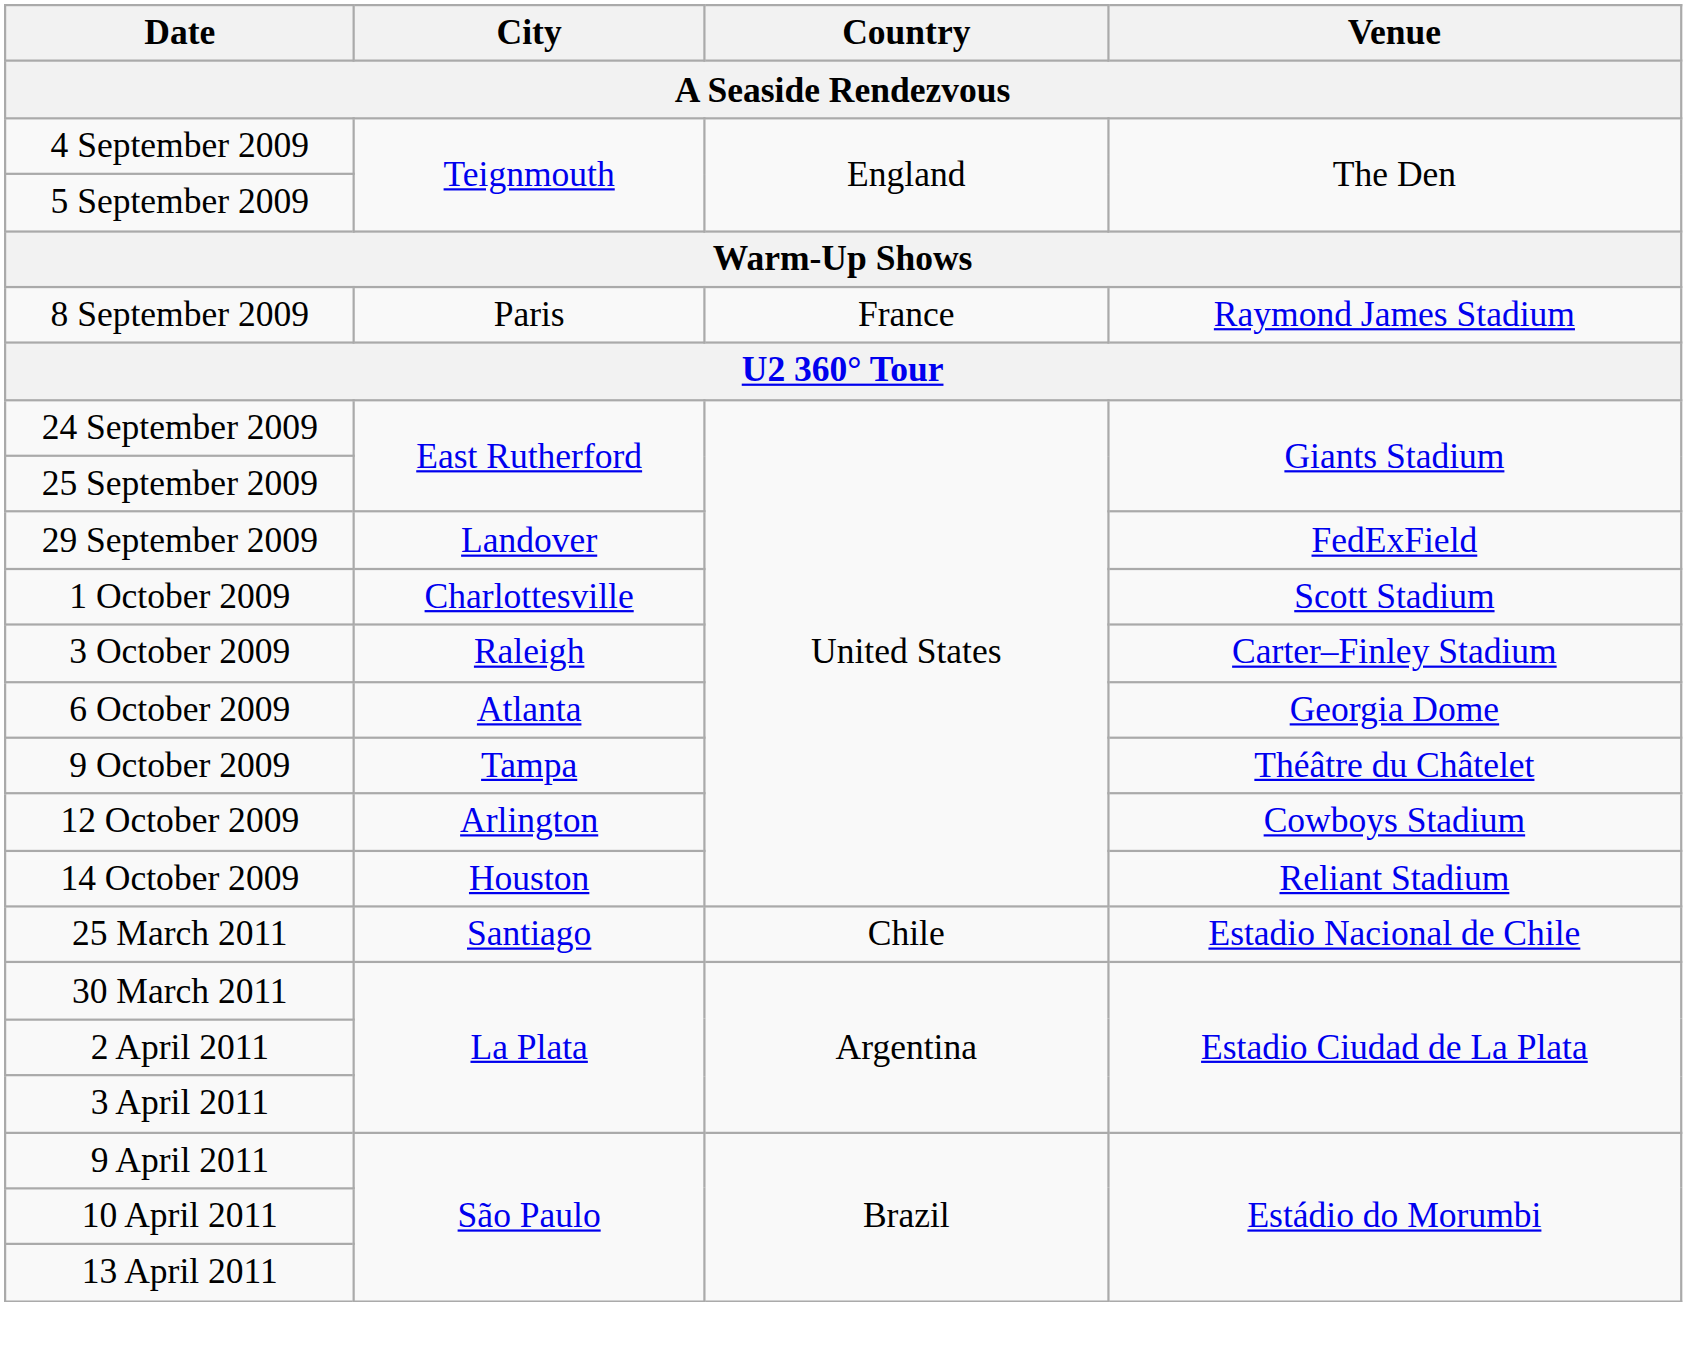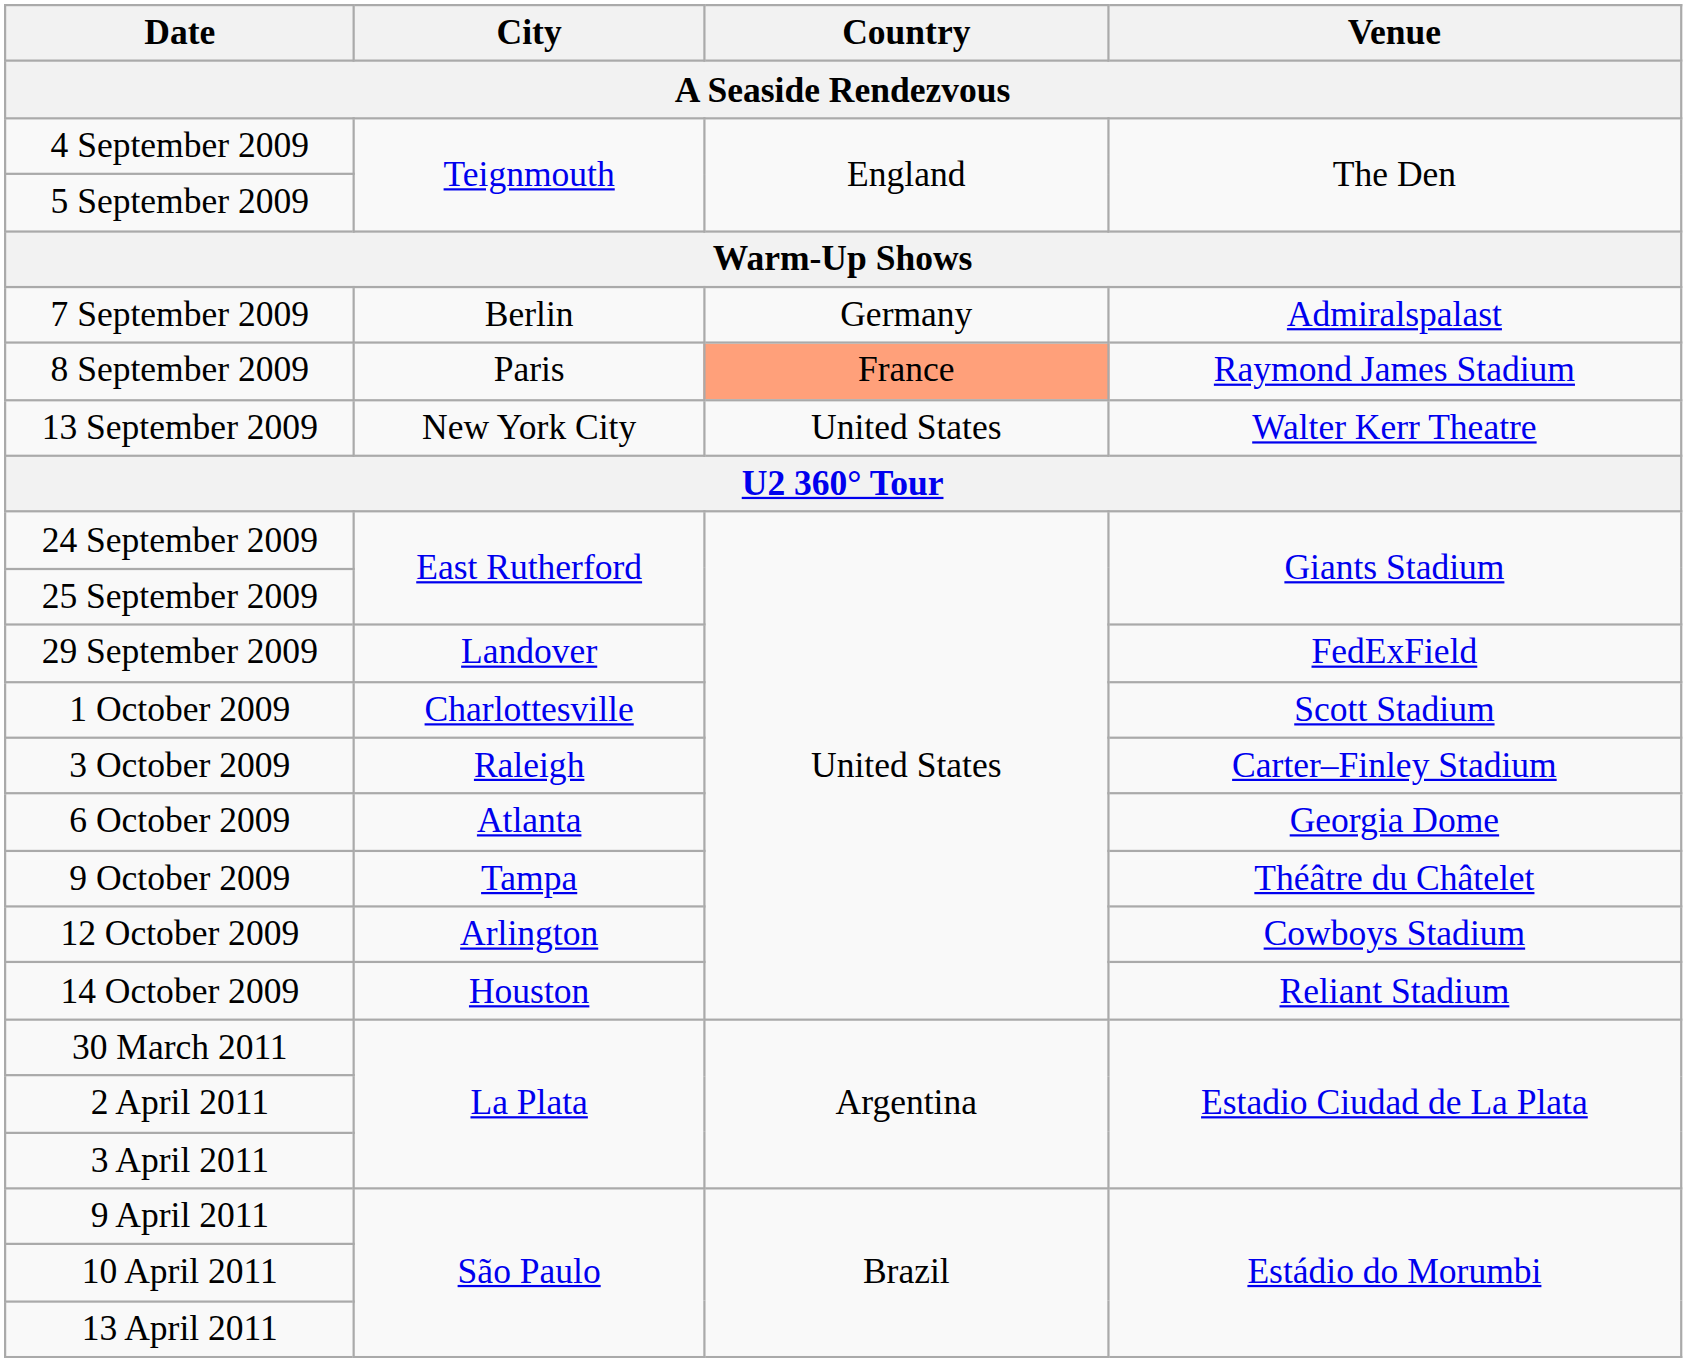+ row: (180, 314)
(906, 314) no background -> (906, 370) lightsalmon background
+ row: (180, 426)
- row: (180, 933)
